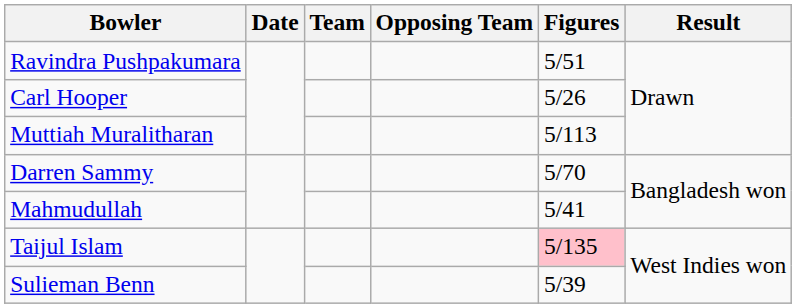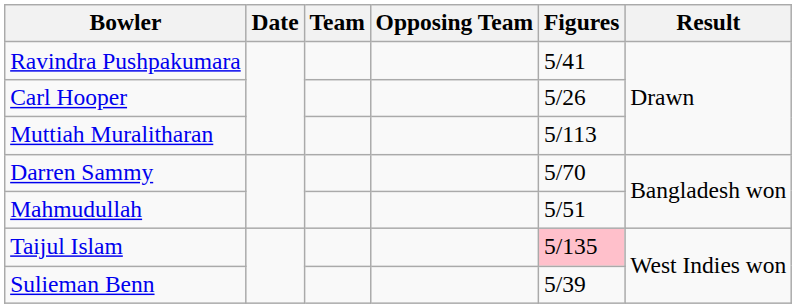(565, 60) 5/51 -> (565, 60) 5/41
(565, 209) 5/41 -> (565, 209) 5/51
